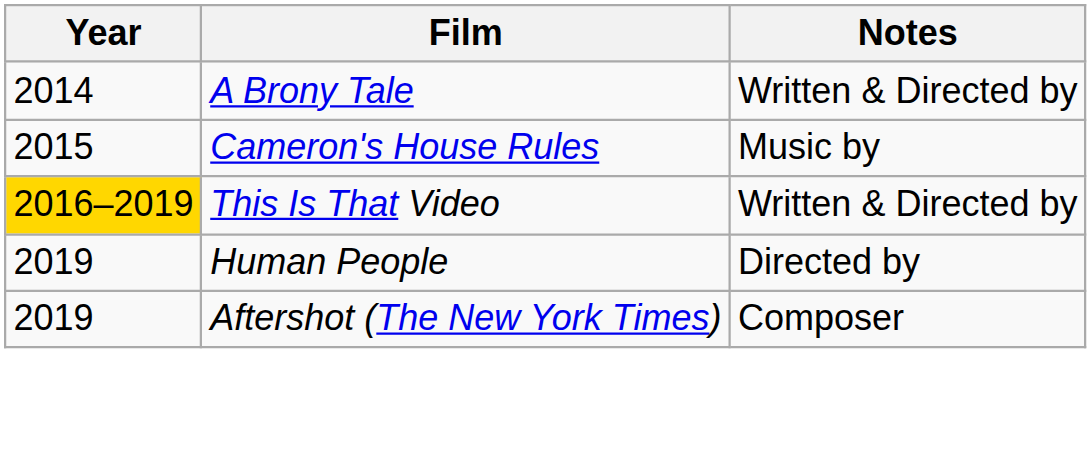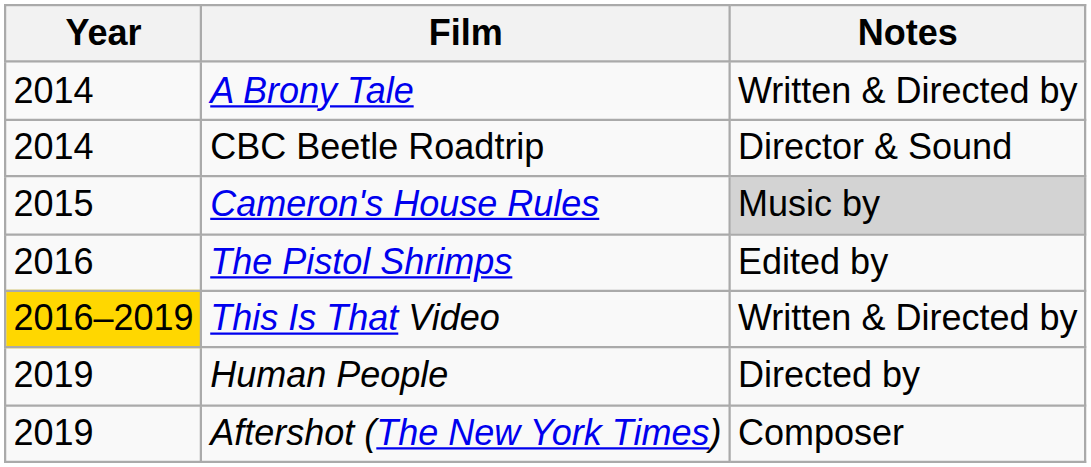+ row: (377, 147)
(809, 147) no background -> (809, 204) lightgrey background
+ row: (361, 261)
